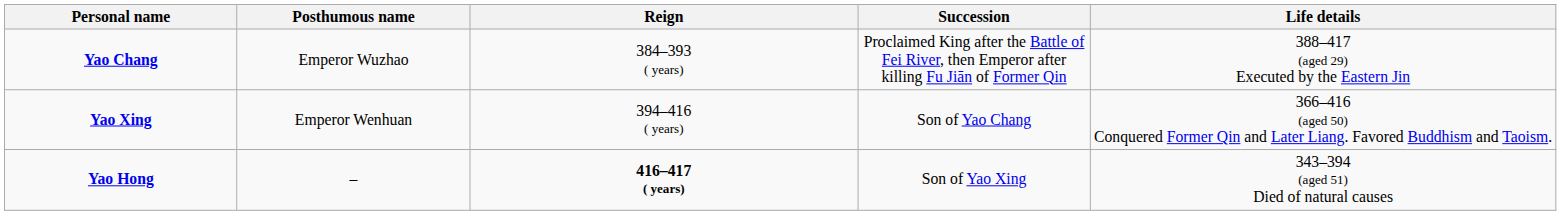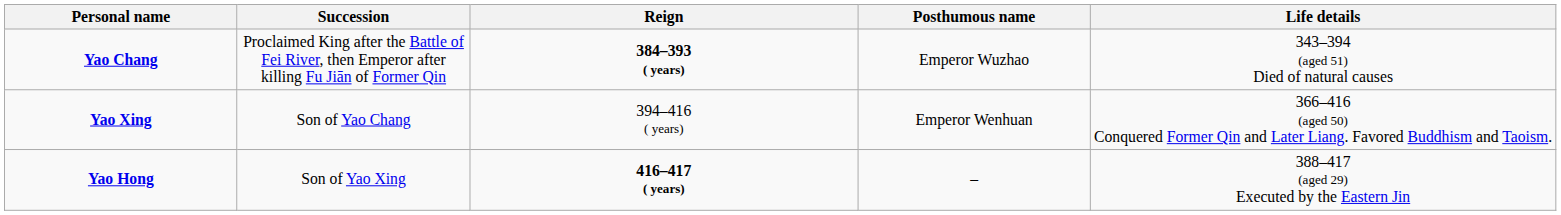columns swapped: (354, 16) <-> (974, 16)
(664, 59) normal -> (664, 59) bold
(1323, 59) 388–417 (aged 29) Executed by the Eastern Jin -> (1323, 59) 343–394 (aged 51) Died of natural causes
(1323, 179) 343–394 (aged 51) Died of natural causes -> (1323, 179) 388–417 (aged 29) Executed by the Eastern Jin
